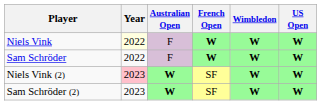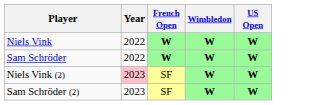- column: (170, 19)
(134, 41) lightyellow background -> (134, 41) no background
